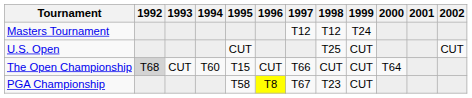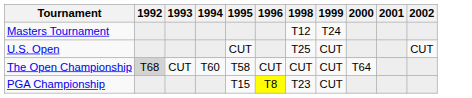- column: (301, 13)
(240, 67) T15 -> (240, 67) T58
(240, 85) T58 -> (240, 85) T15
